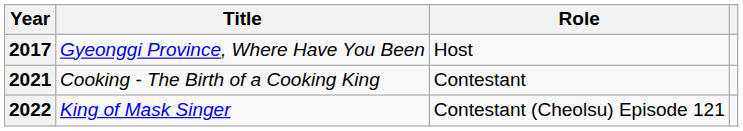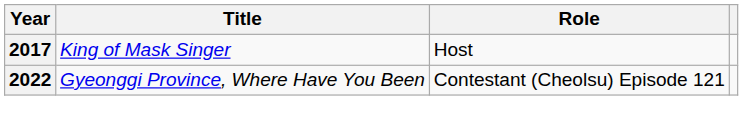(243, 49) Gyeonggi Province, Where Have You Been -> (145, 49) King of Mask Singer
- row: (30, 79)
(145, 110) King of Mask Singer -> (243, 79) Gyeonggi Province, Where Have You Been
